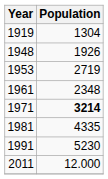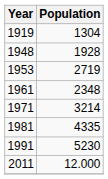(87, 52) 1926 -> (87, 52) 1928
(87, 108) bold -> (87, 108) normal
